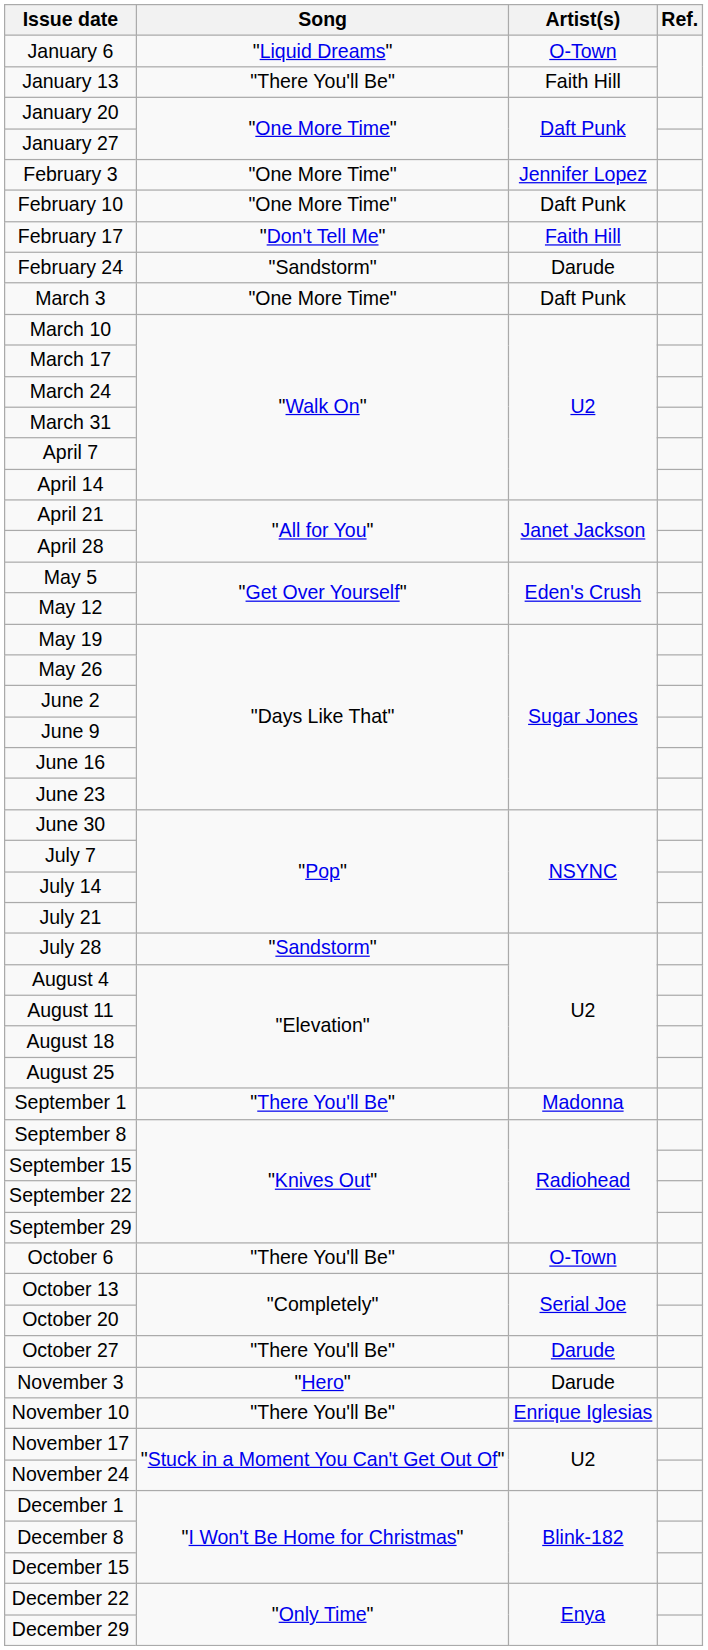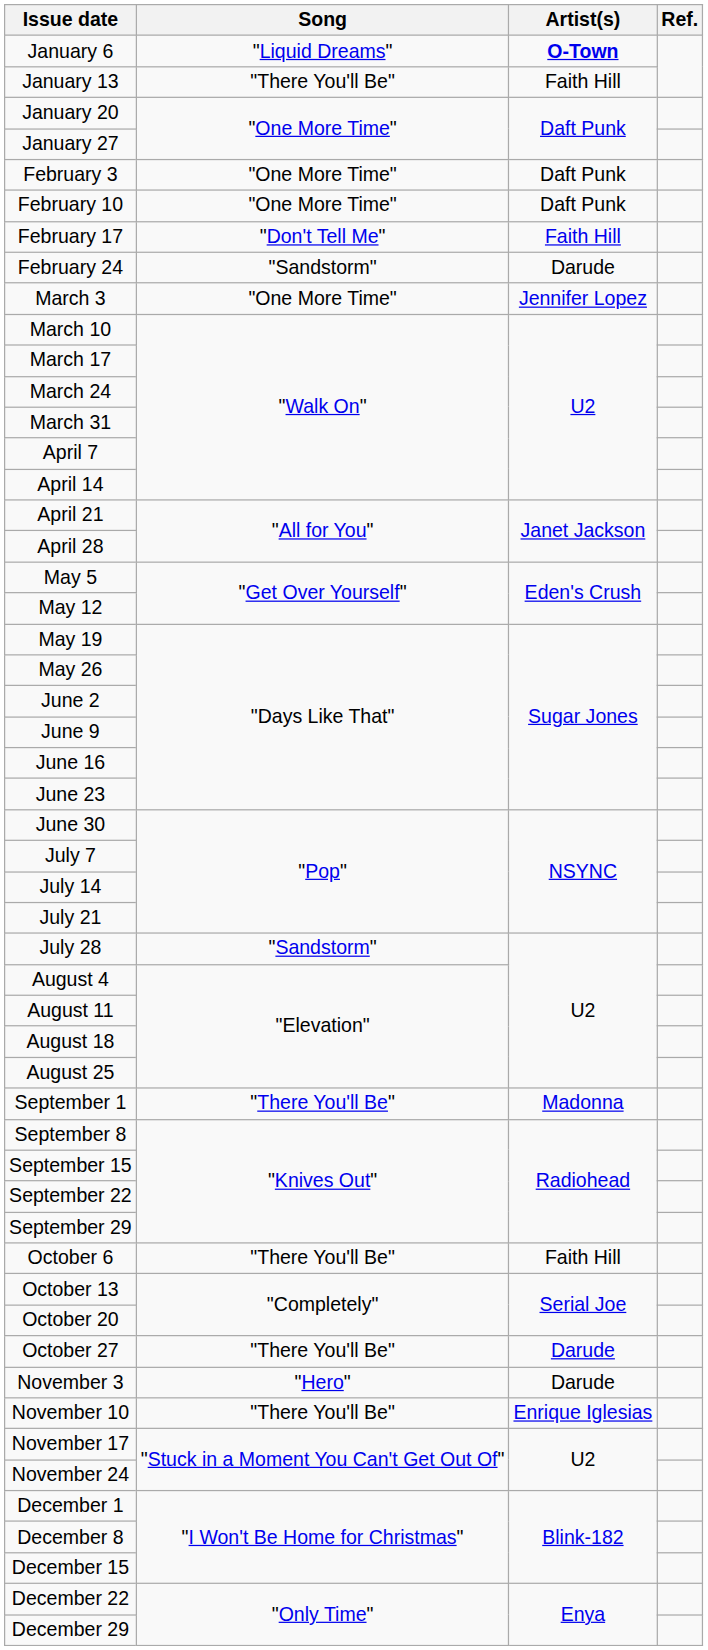(583, 50) normal -> (583, 50) bold
(583, 174) Jennifer Lopez -> (583, 174) Daft Punk
(583, 298) Daft Punk -> (583, 298) Jennifer Lopez
(583, 1258) O-Town -> (583, 1258) Faith Hill
